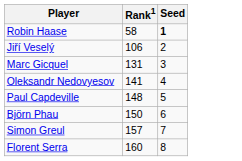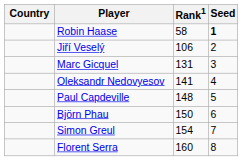+ column: (29, 14)
(134, 131) 157 -> (184, 131) 154
